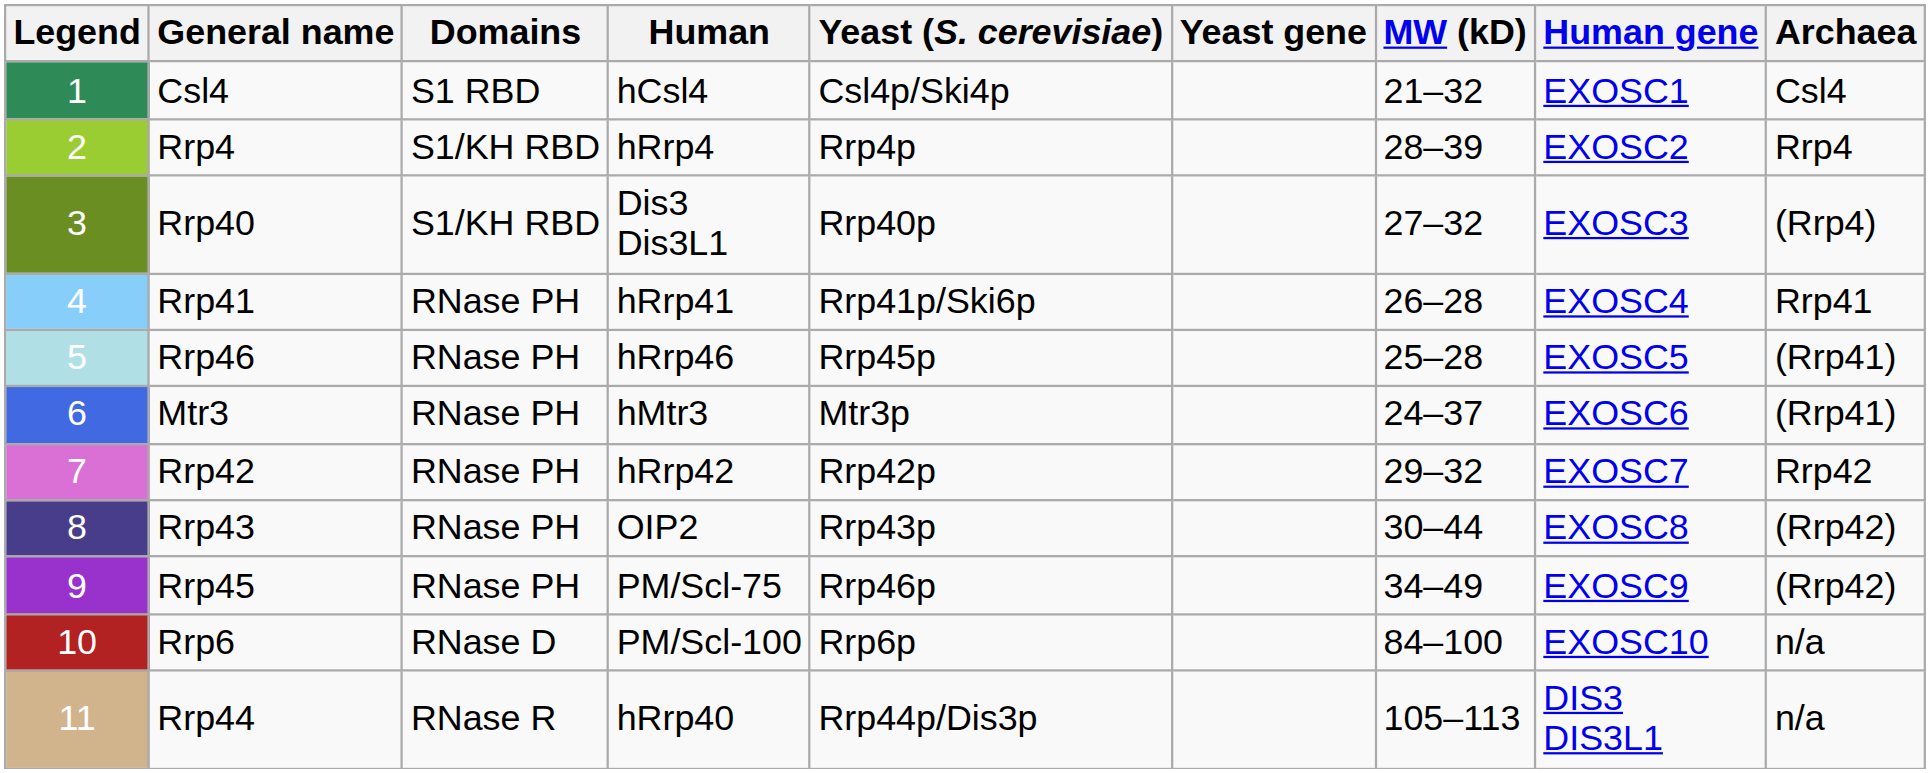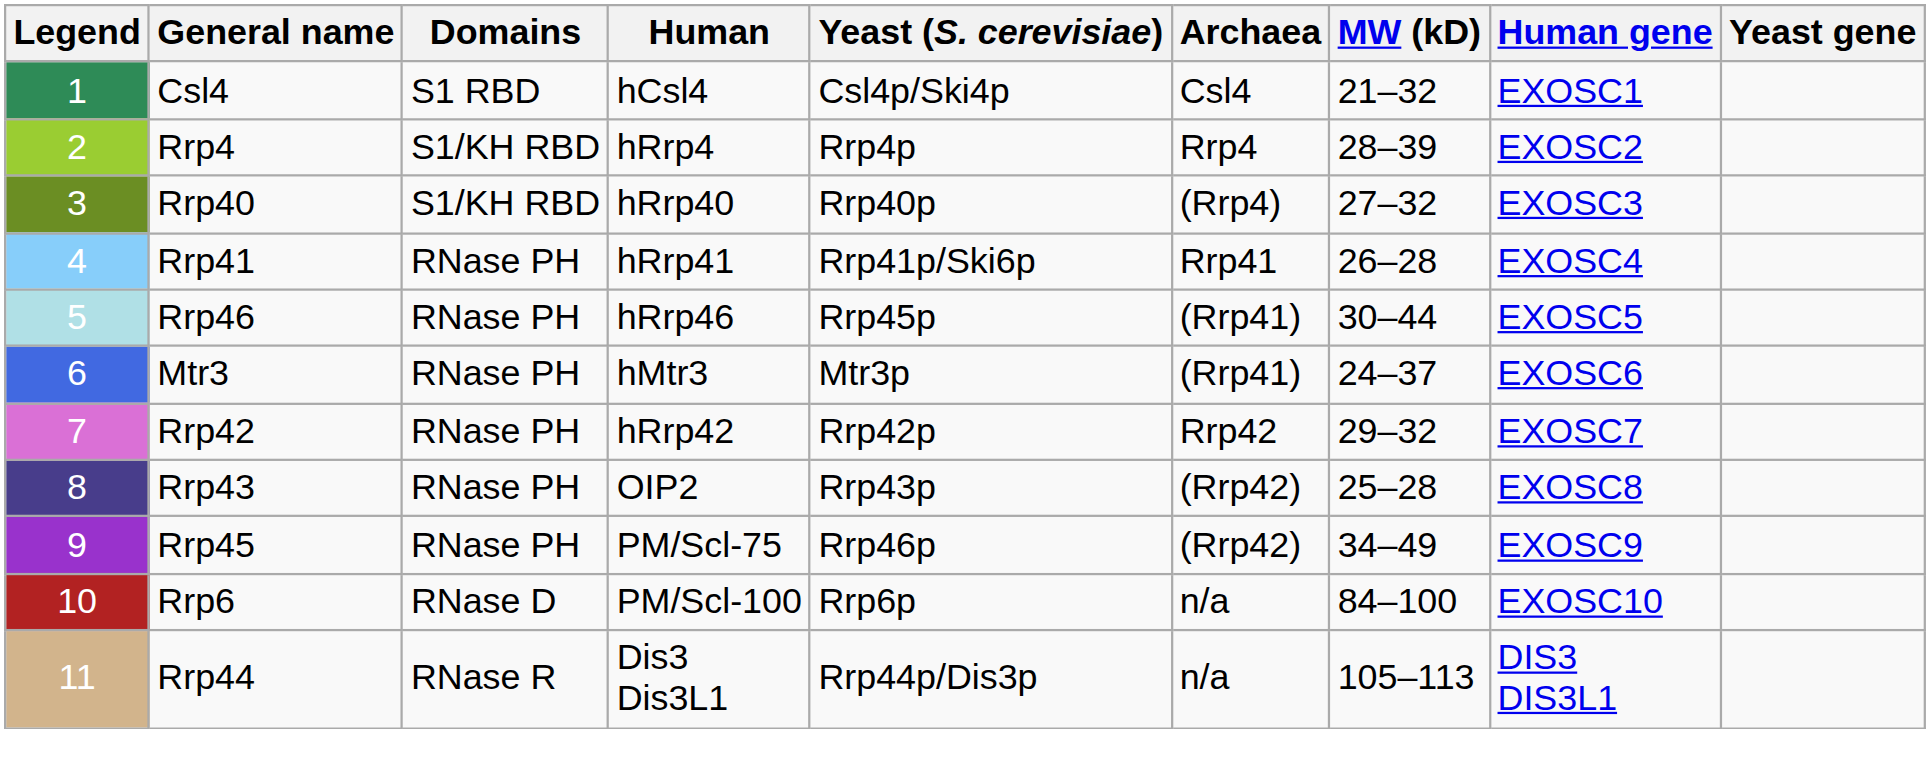columns swapped: (1846, 32) <-> (1273, 32)
(672, 223) Dis3 Dis3L1 -> (675, 203) hRrp40
(1433, 357) 25–28 -> (1387, 317) 30–44
(1433, 527) 30–44 -> (1387, 487) 25–28
(675, 718) hRrp40 -> (672, 678) Dis3 Dis3L1
